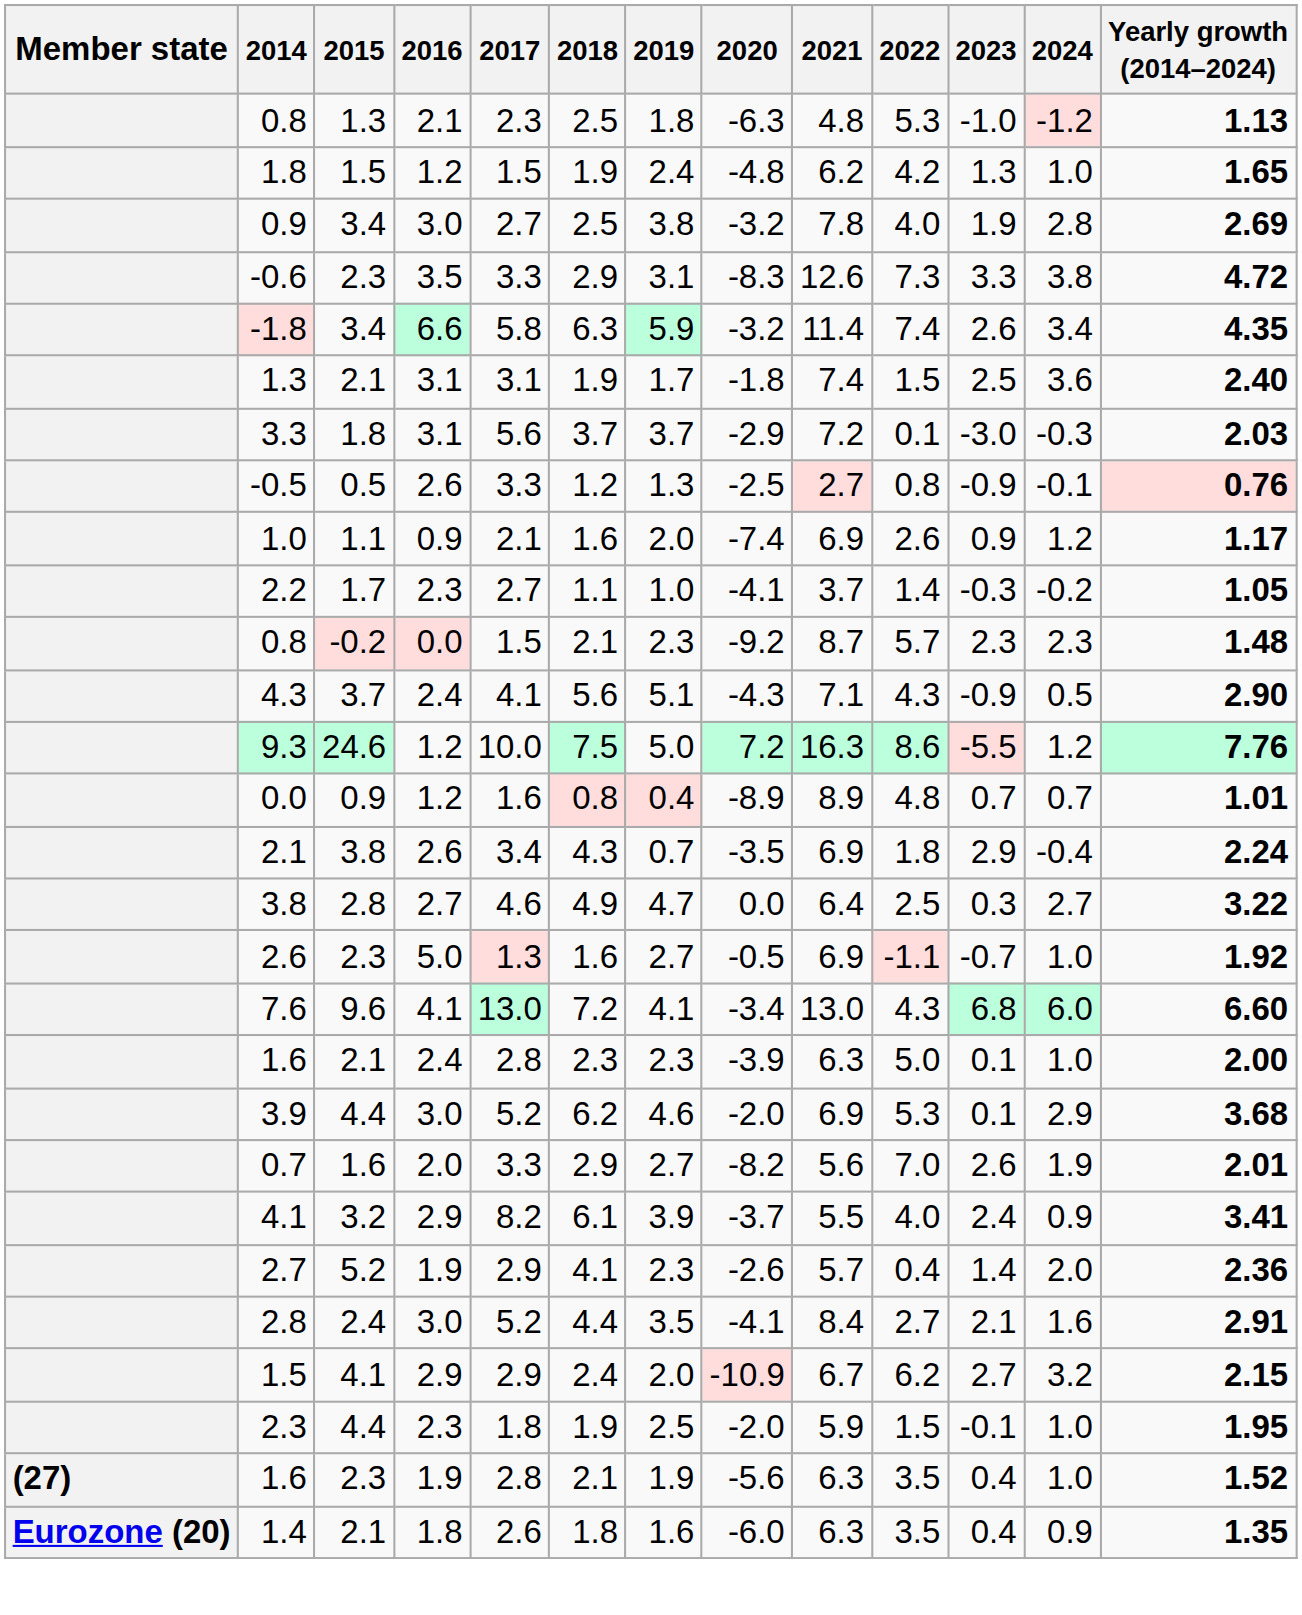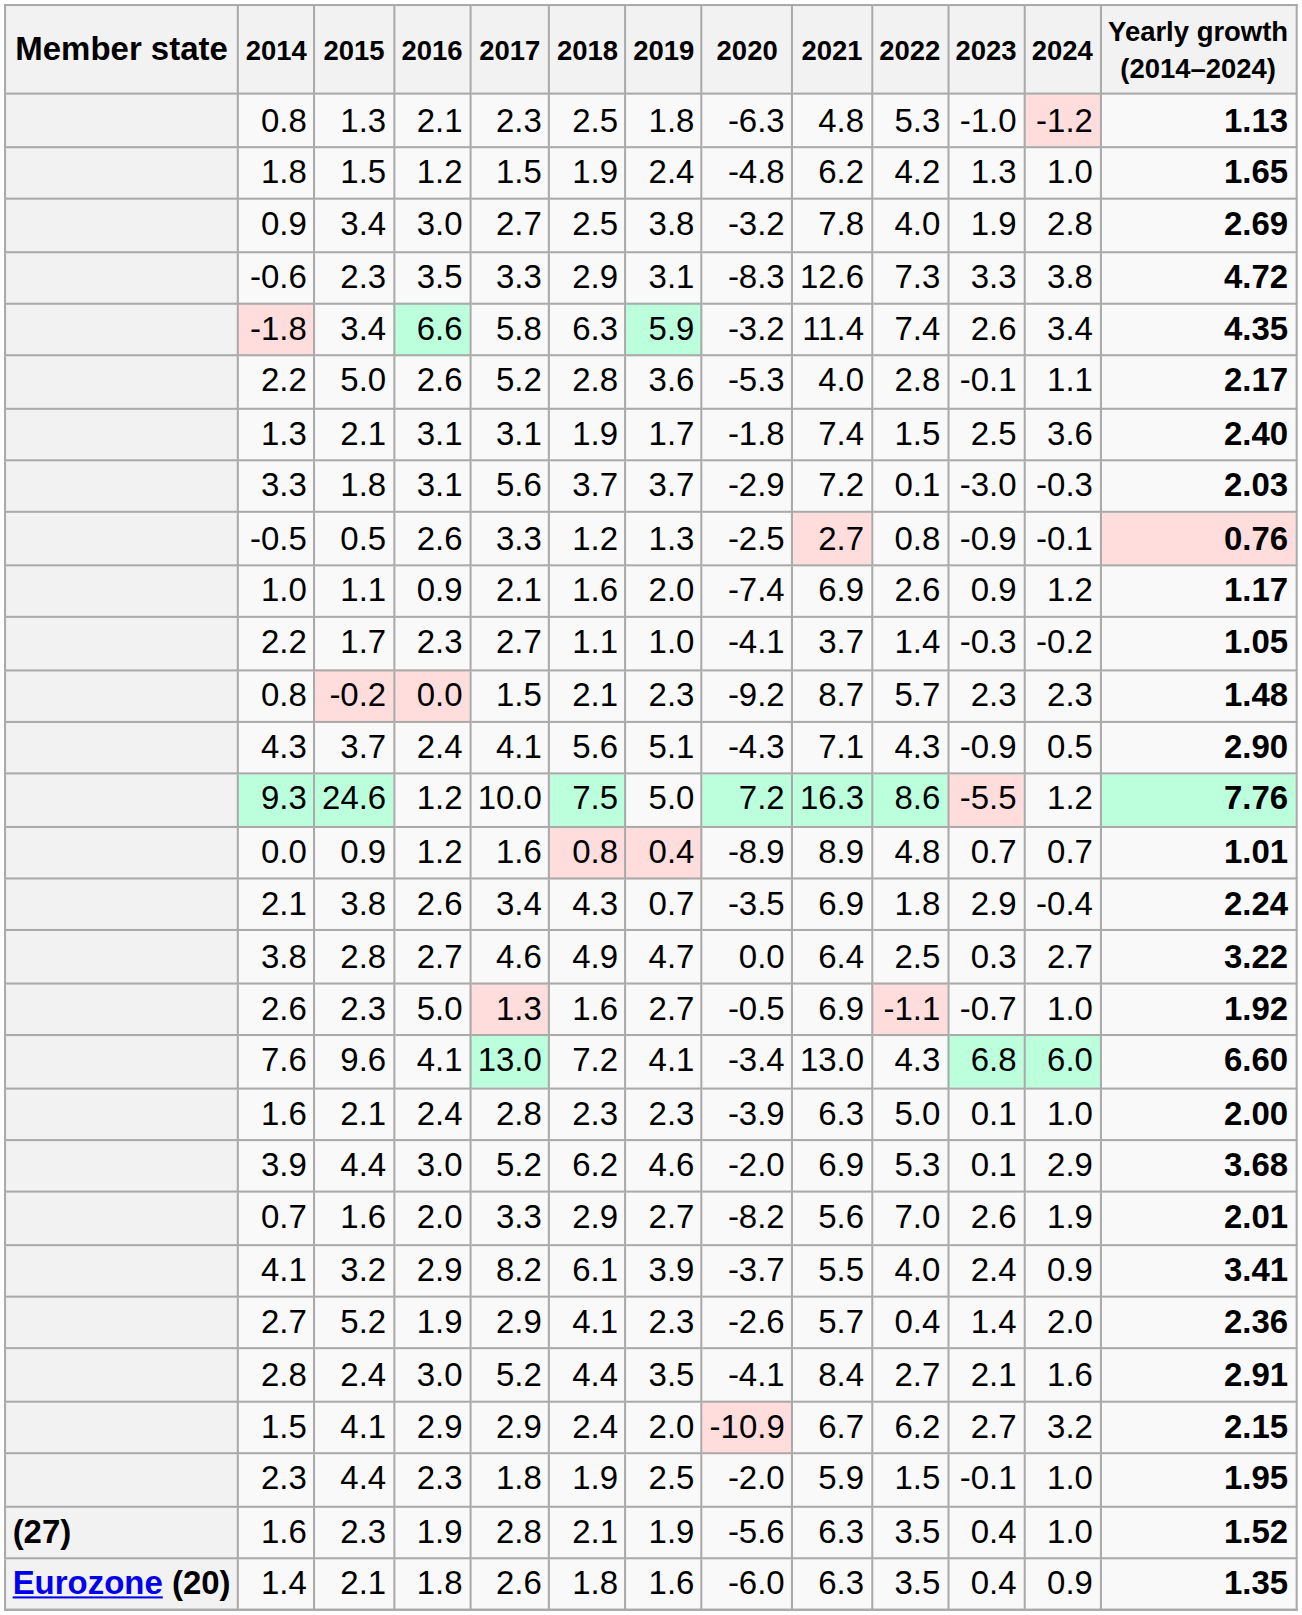+ row: (284, 381)
